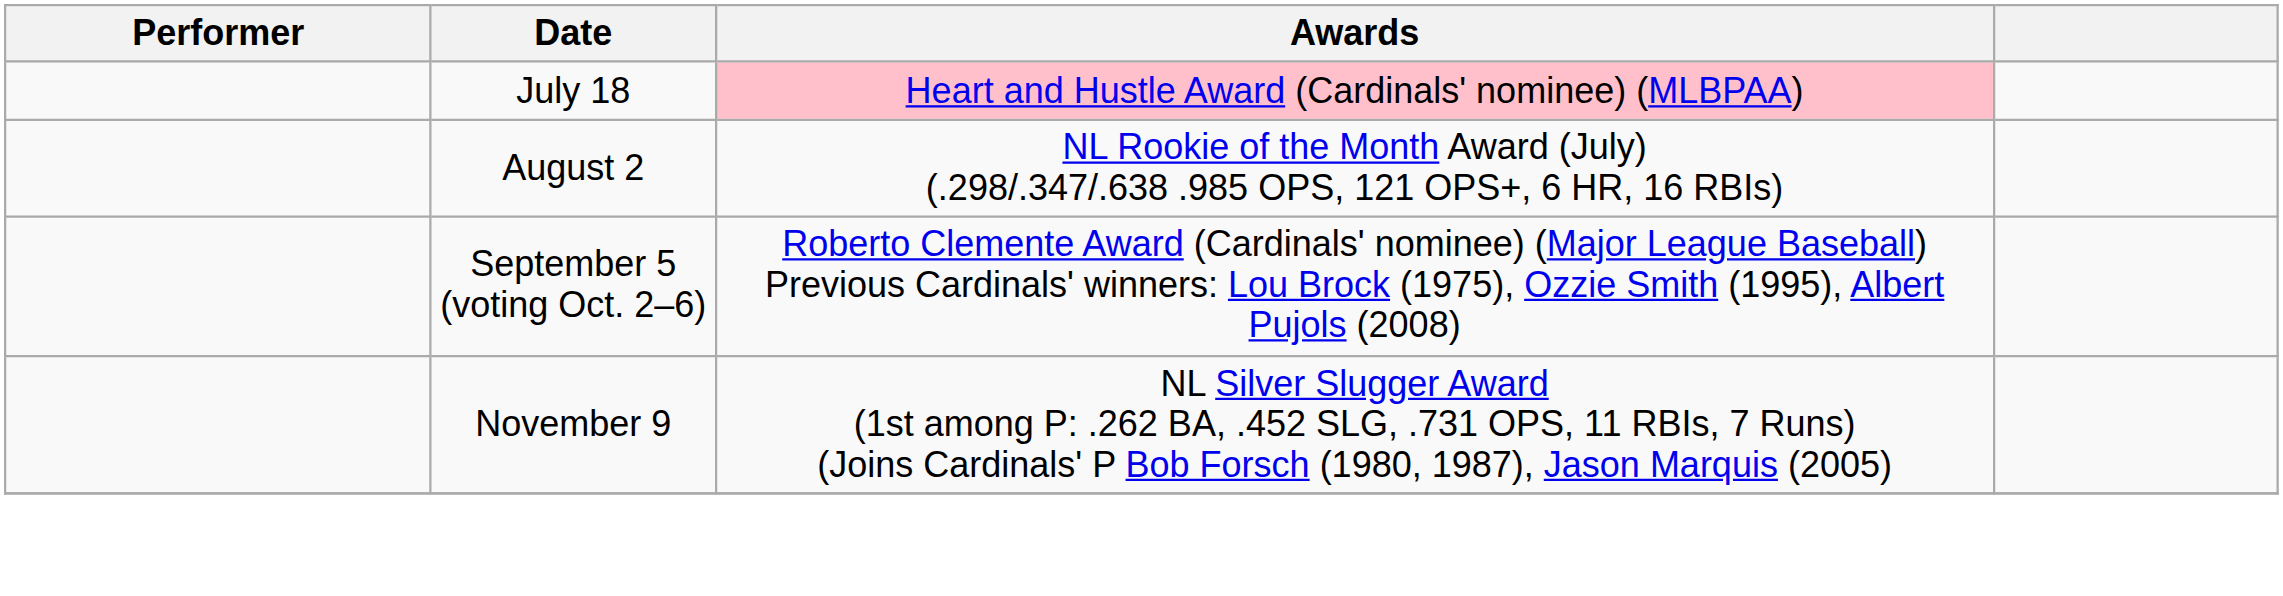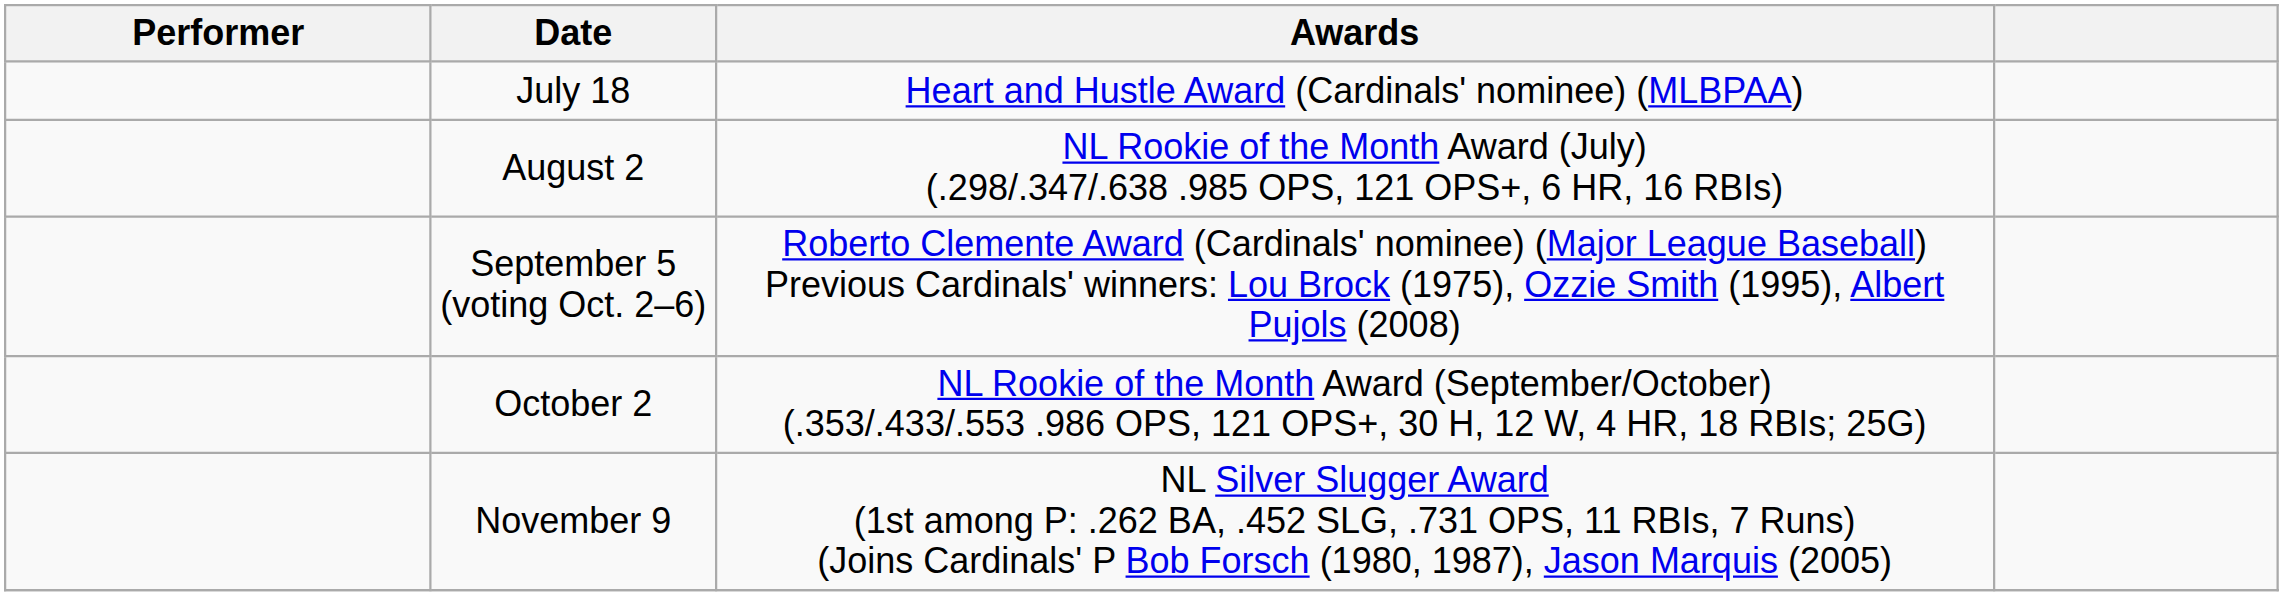(1355, 90) pink background -> (1355, 90) no background
+ row: (573, 403)
